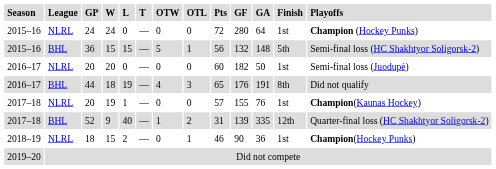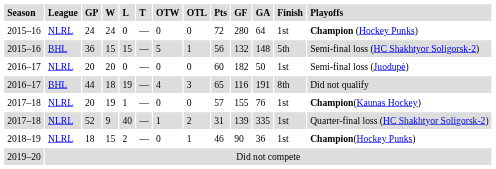(241, 84) 176 -> (241, 84) 116
(58, 120) BHL -> (61, 120) NLRL
(286, 120) 12th -> (283, 120) 1st
